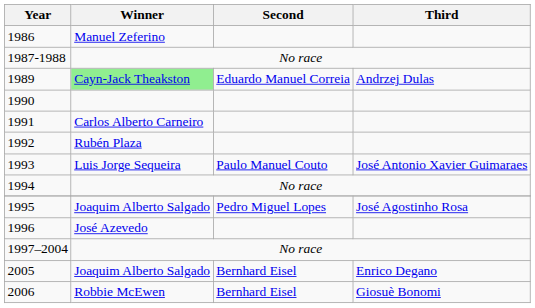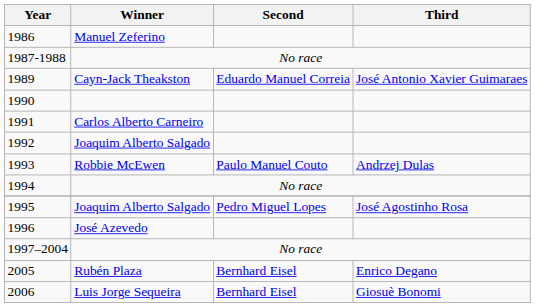(132, 79) lightgreen background -> (132, 79) no background
(395, 79) Andrzej Dulas -> (442, 79) José Antonio Xavier Guimaraes
(108, 143) Rubén Plaza -> (142, 143) Joaquim Alberto Salgado
(127, 164) Luis Jorge Sequeira -> (120, 164) Robbie McEwen
(442, 164) José Antonio Xavier Guimaraes -> (395, 164) Andrzej Dulas
(142, 270) Joaquim Alberto Salgado -> (108, 270) Rubén Plaza
(120, 292) Robbie McEwen -> (127, 292) Luis Jorge Sequeira
